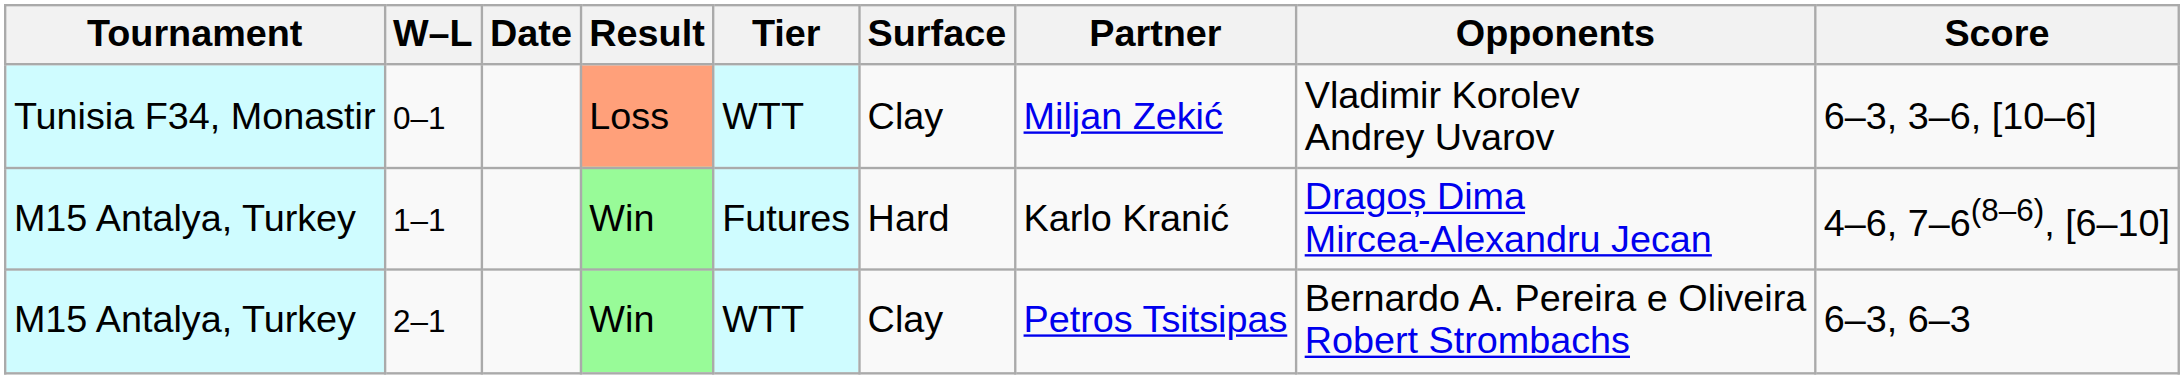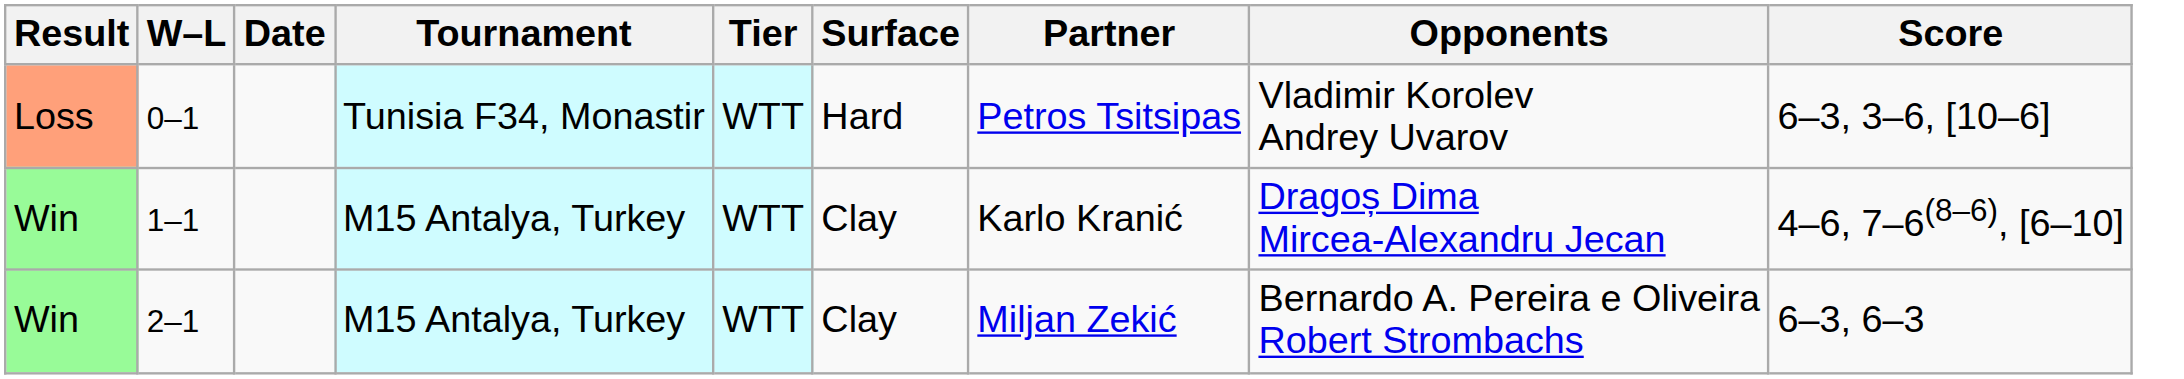columns swapped: (647, 34) <-> (195, 34)
(905, 115) Clay -> (862, 115) Hard
(1123, 115) Miljan Zekić -> (1109, 115) Petros Tsitsipas
(786, 217) Futures -> (763, 217) WTT
(909, 217) Hard -> (859, 217) Clay
(1155, 320) Petros Tsitsipas -> (1077, 320) Miljan Zekić
